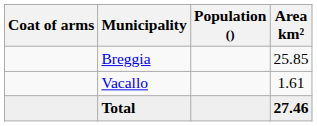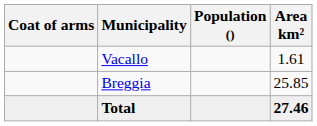rows swapped: (125, 83) <-> (126, 58)
